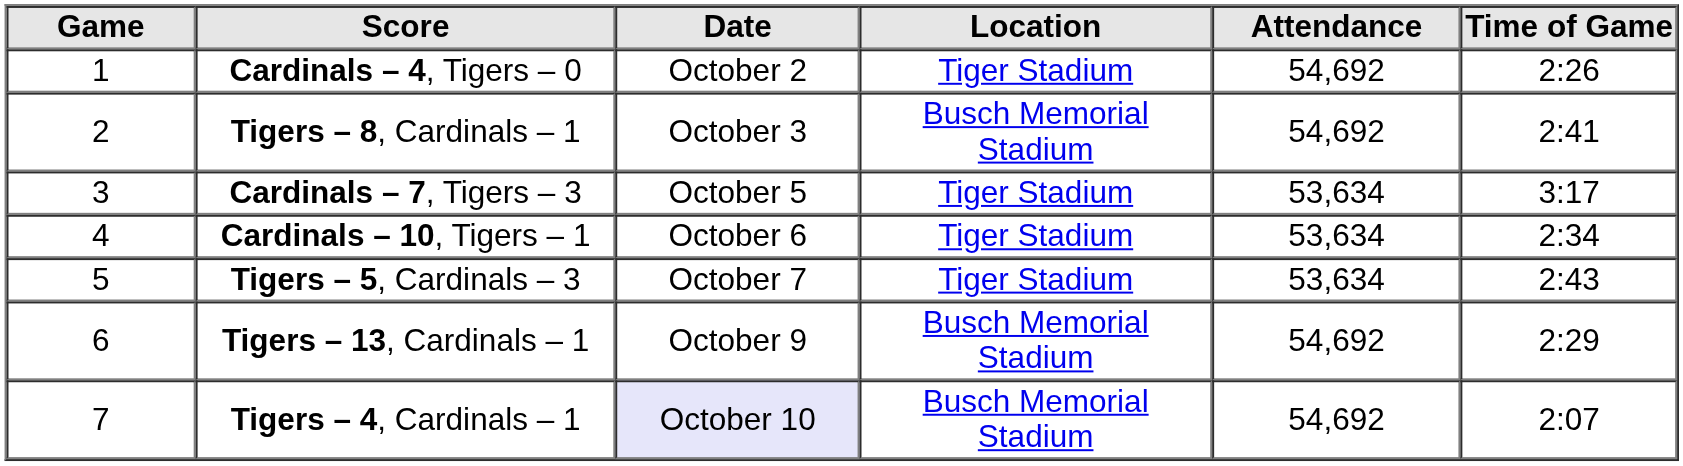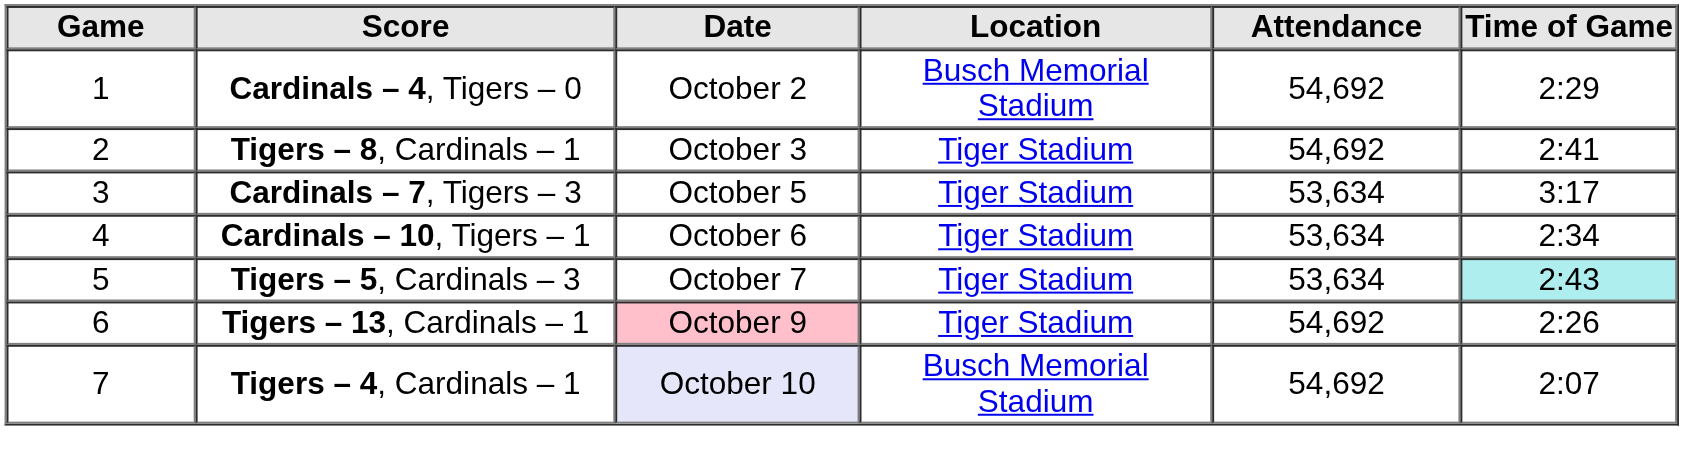(1036, 70) Tiger Stadium -> (1036, 88) Busch Memorial Stadium
(1569, 70) 2:26 -> (1569, 88) 2:29
(1036, 131) Busch Memorial Stadium -> (1036, 149) Tiger Stadium
(1569, 279) no background -> (1569, 279) paleturquoise background
(738, 340) no background -> (738, 322) pink background
(1036, 340) Busch Memorial Stadium -> (1036, 322) Tiger Stadium
(1569, 340) 2:29 -> (1569, 322) 2:26
